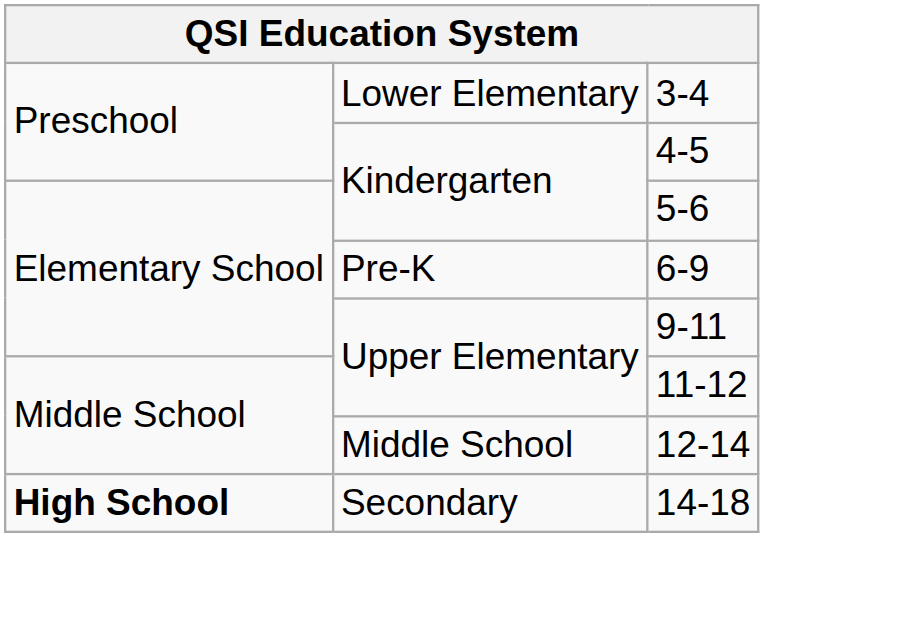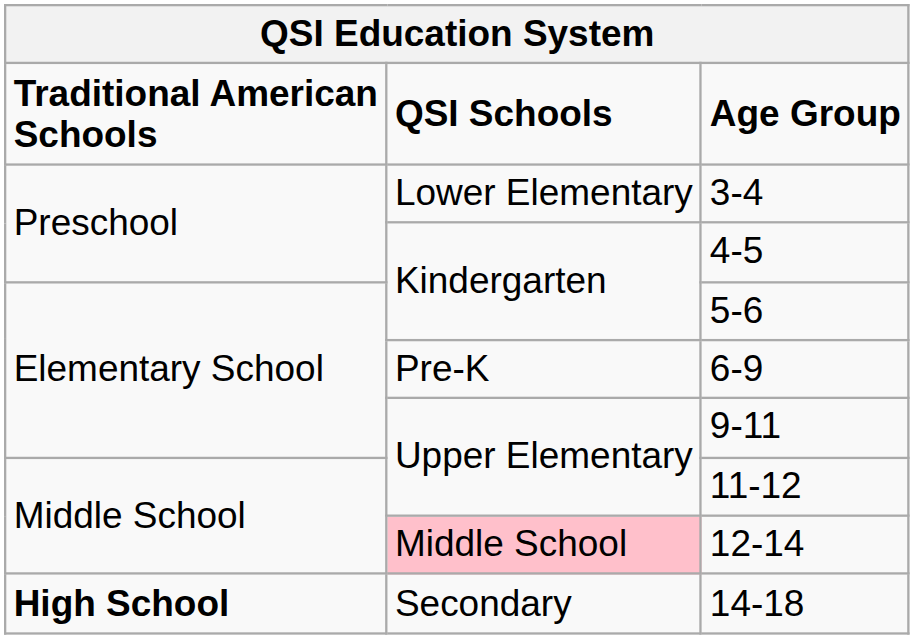+ row: (805, 113)
(457, 444) no background -> (511, 544) pink background
